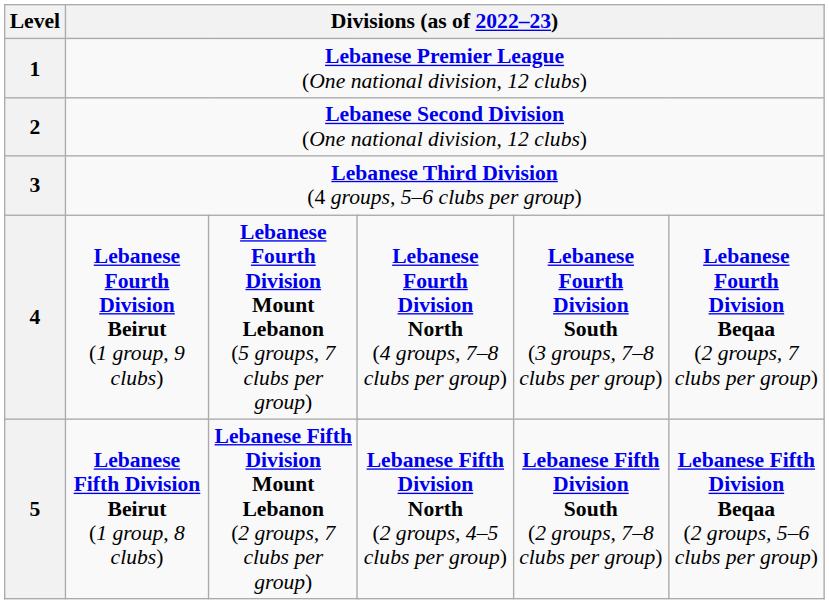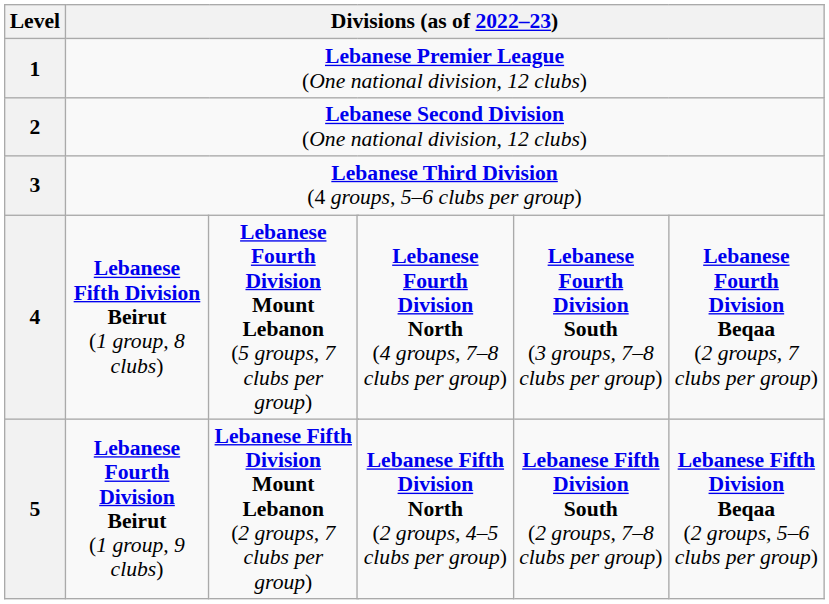(137, 316) Lebanese Fourth Division Beirut (1 group, 9 clubs) -> (137, 316) Lebanese Fifth Division Beirut (1 group, 8 clubs)
(137, 508) Lebanese Fifth Division Beirut (1 group, 8 clubs) -> (137, 508) Lebanese Fourth Division Beirut (1 group, 9 clubs)
